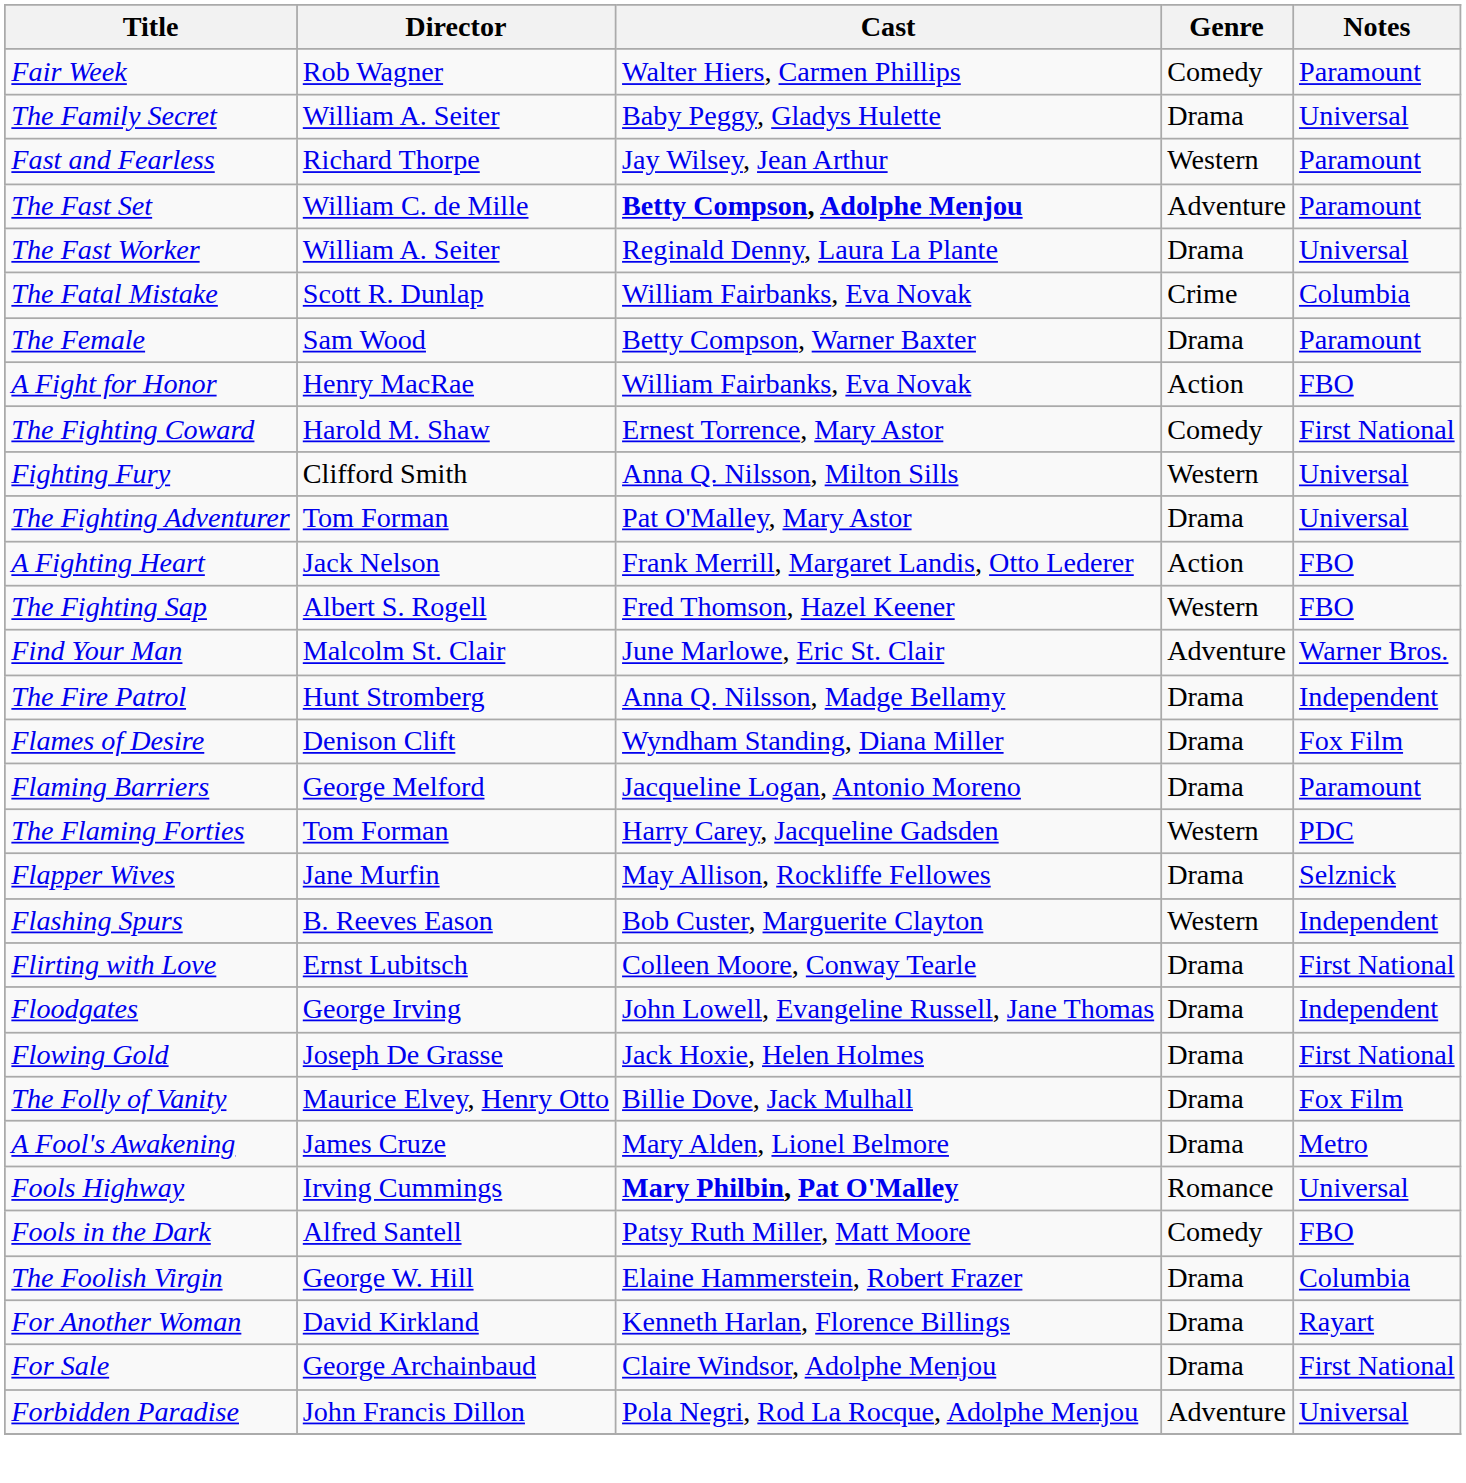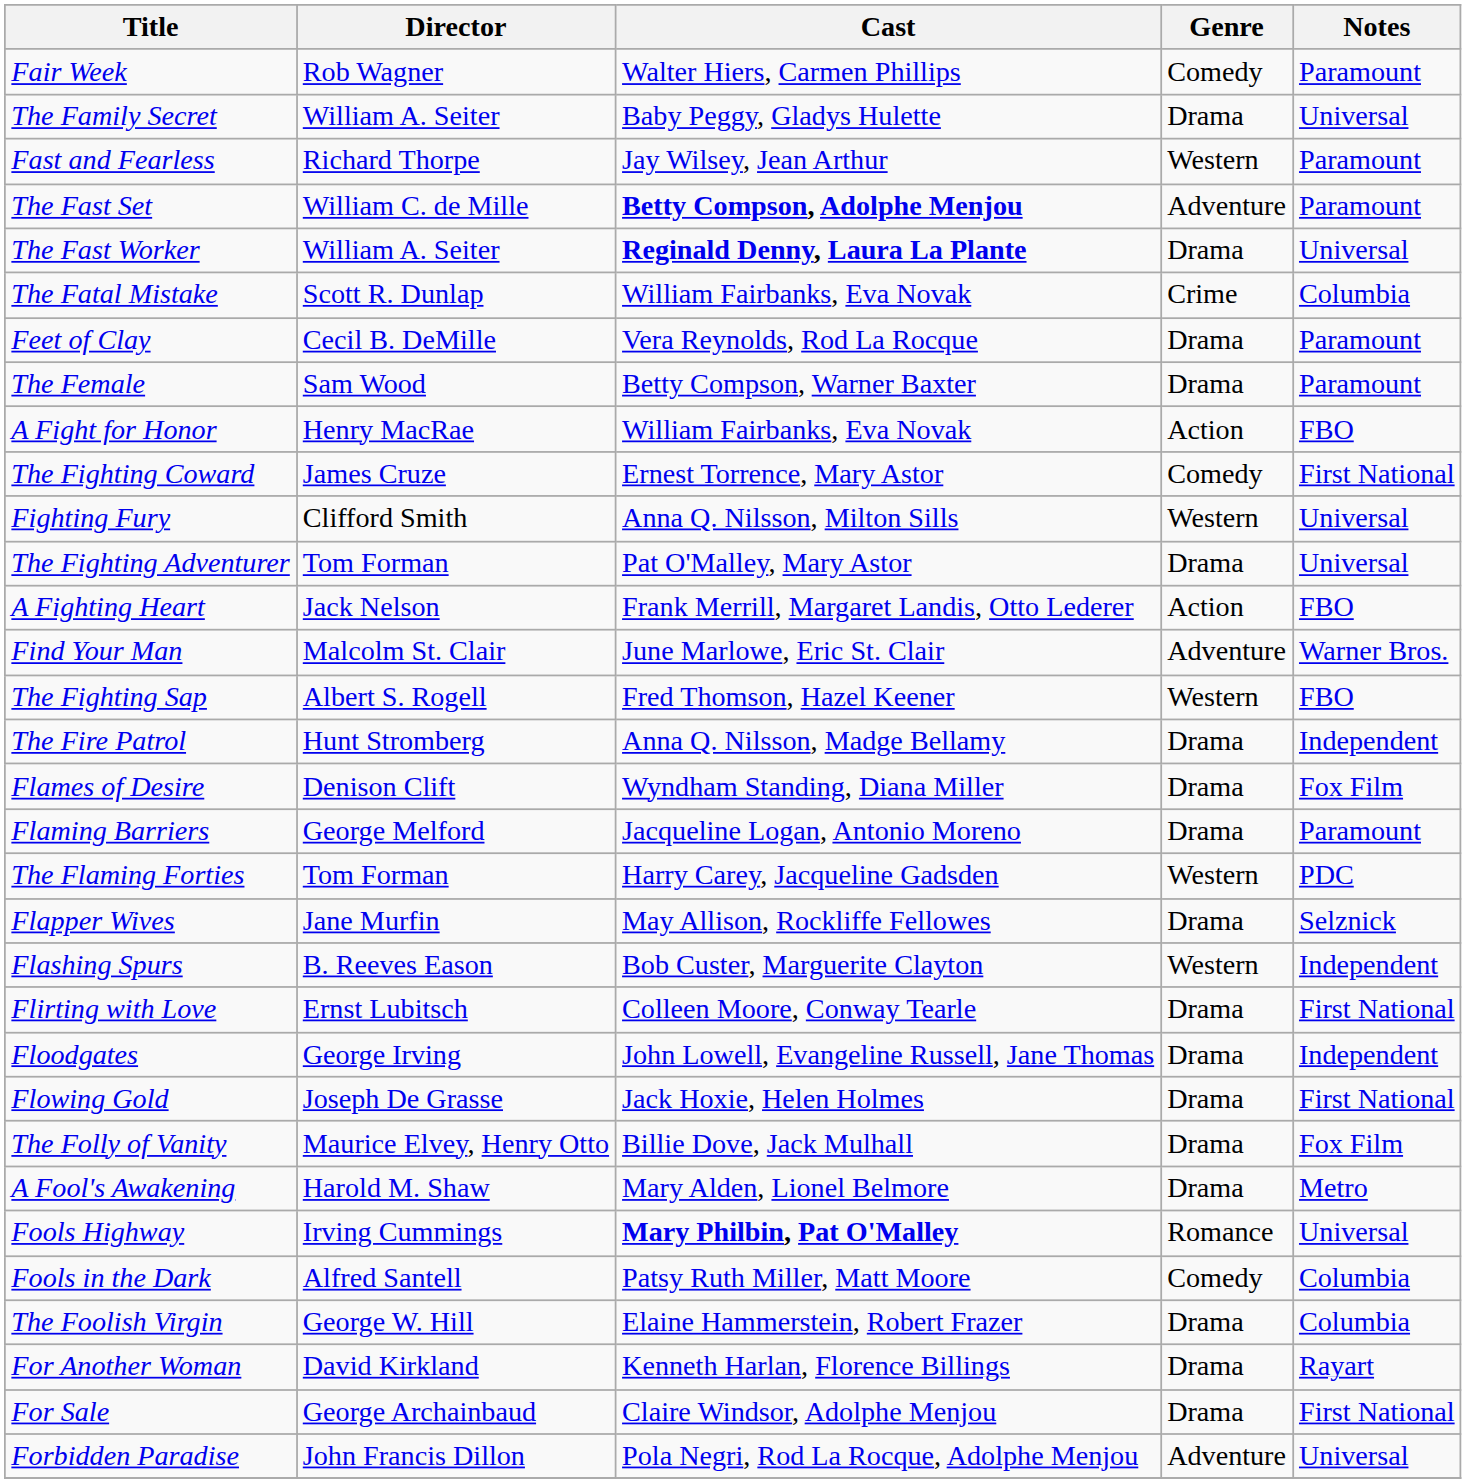(810, 250) normal -> (824, 250) bold
+ row: (81, 339)
(396, 428) Harold M. Shaw -> (374, 473) James Cruze
rows swapped: (97, 652) <-> (109, 607)
(374, 1143) James Cruze -> (396, 1187) Harold M. Shaw
(1326, 1232) FBO -> (1355, 1277) Columbia
